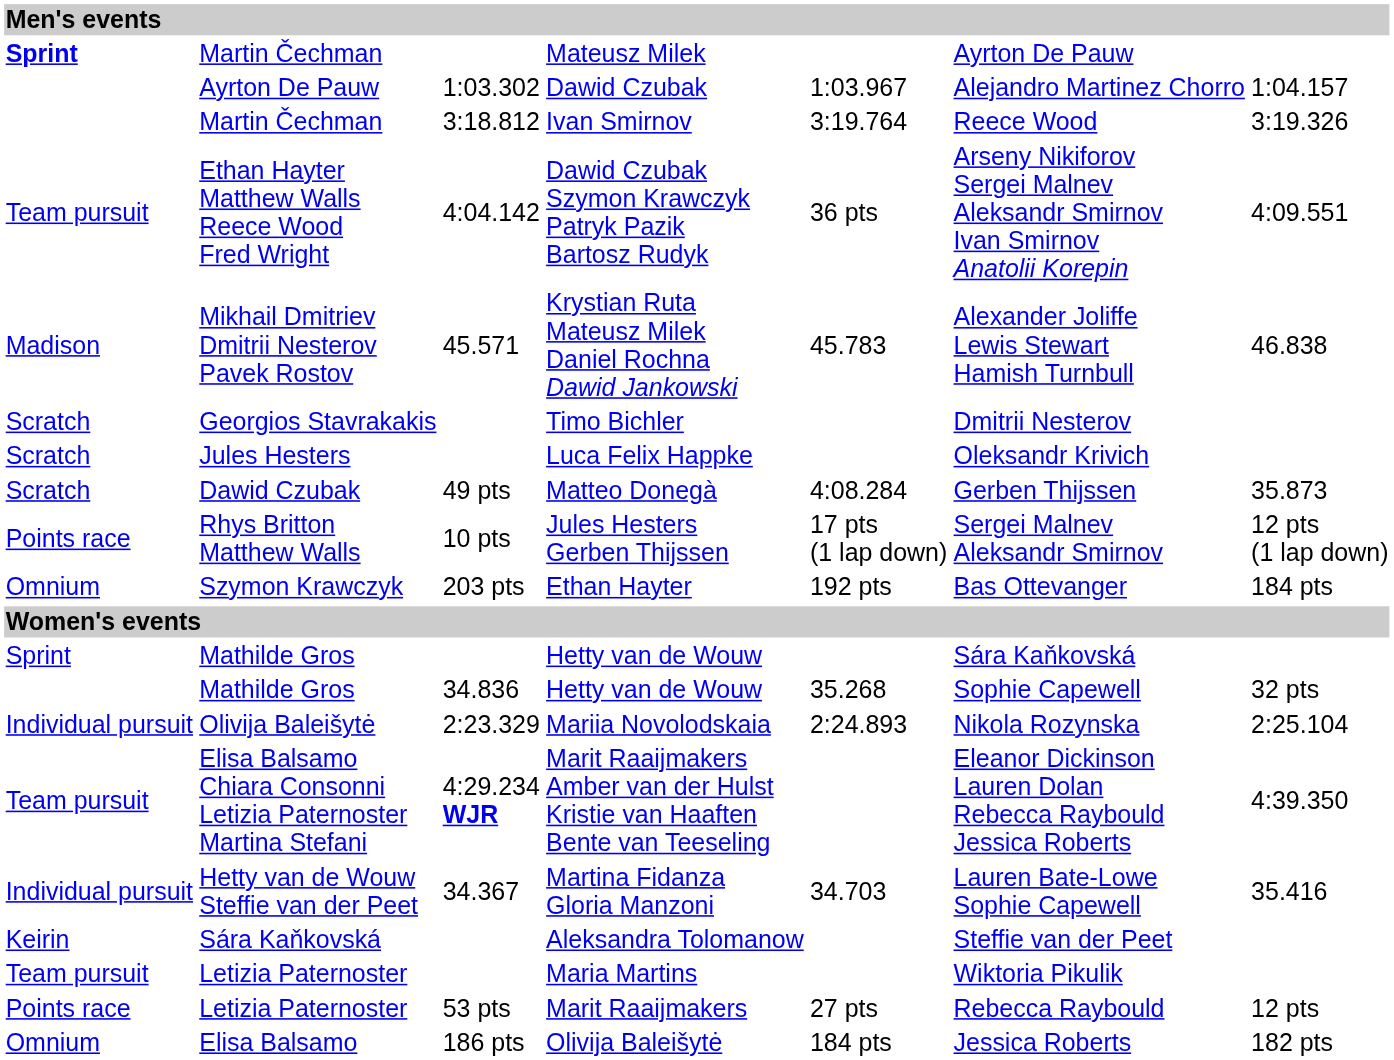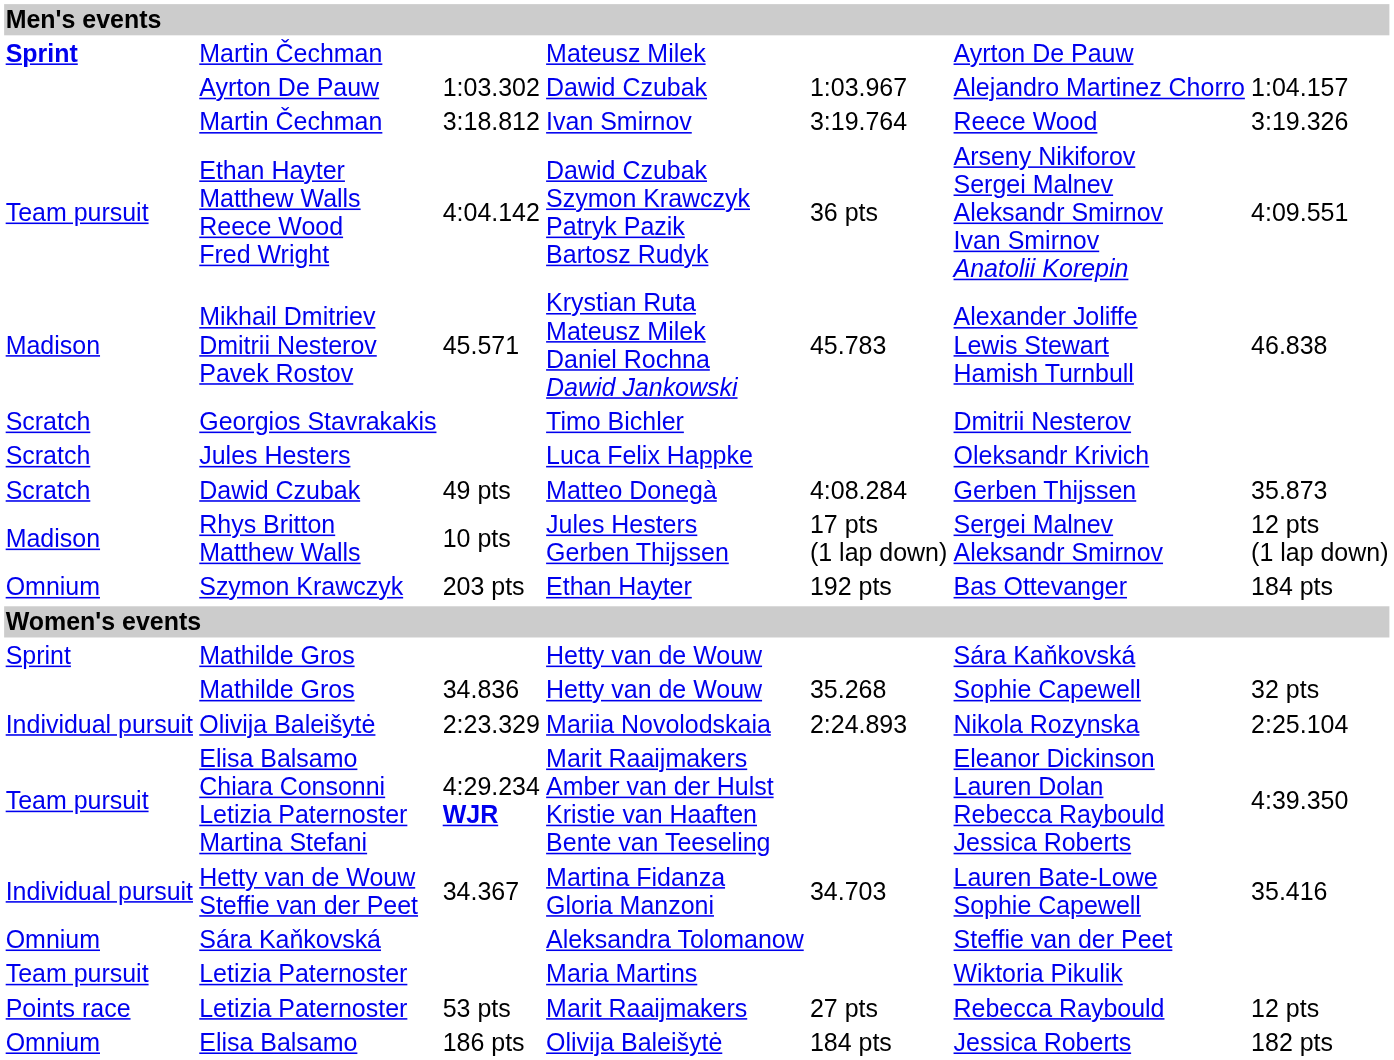(68, 538) Points race -> (53, 538) Madison
(38, 939) Keirin -> (53, 939) Omnium
